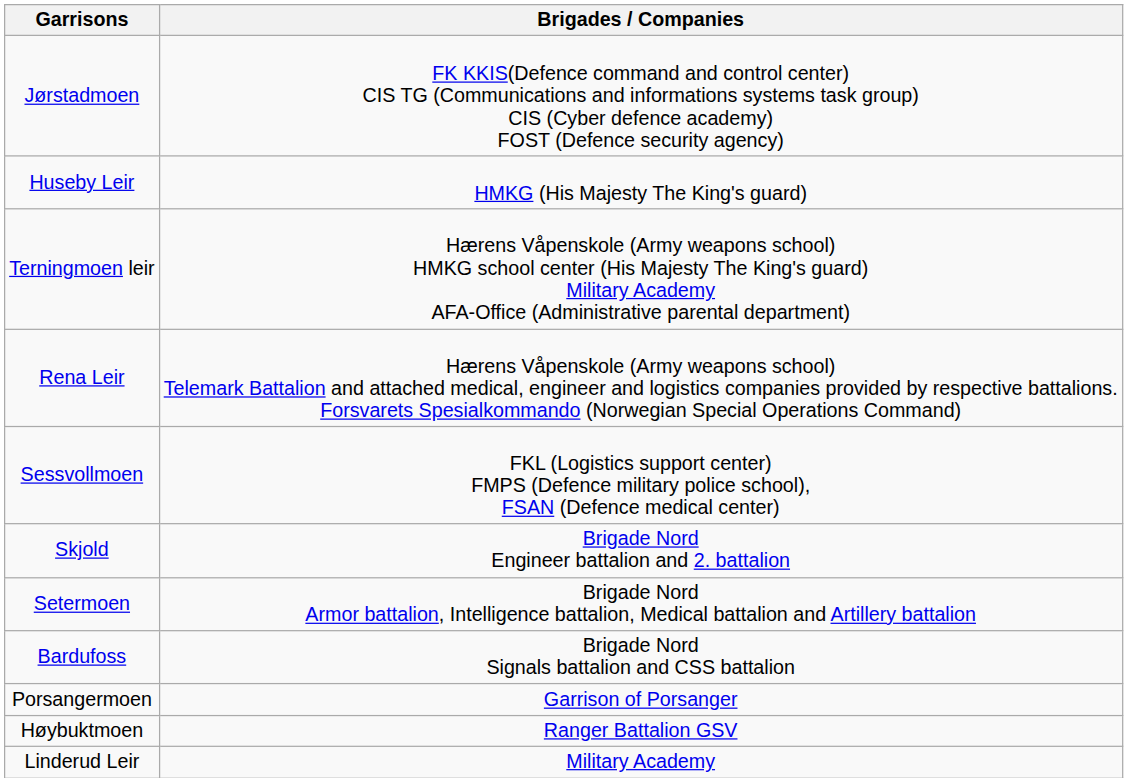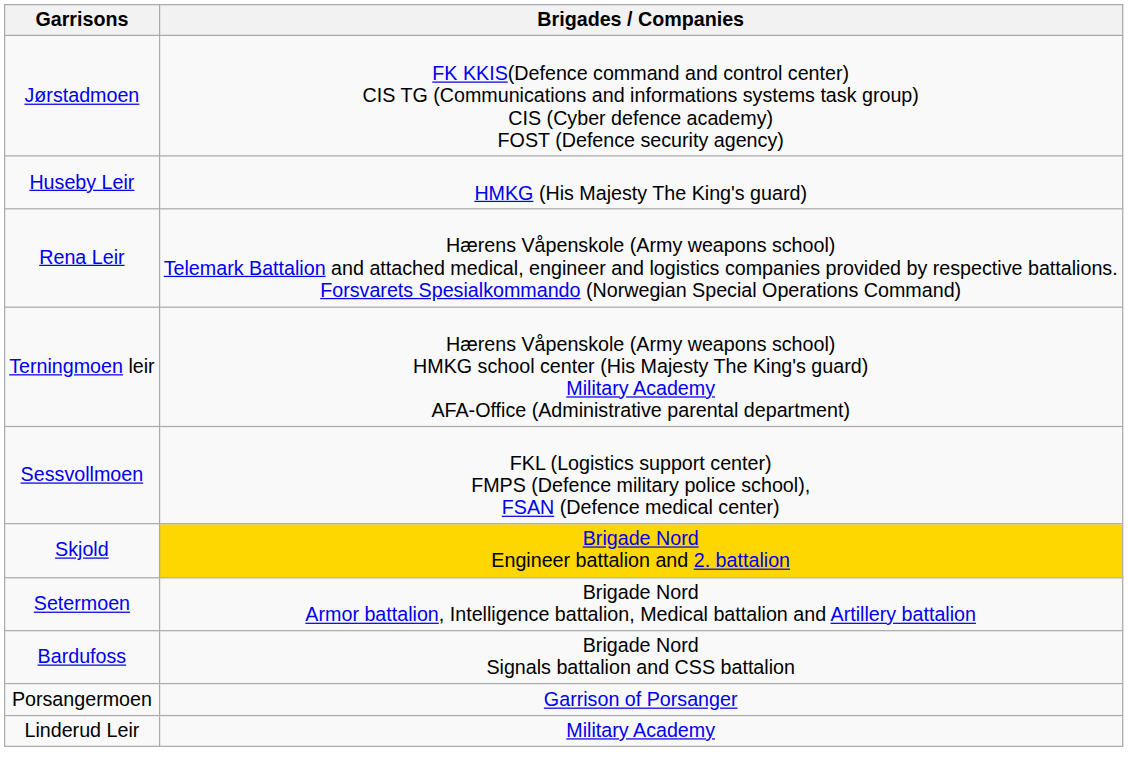rows swapped: (82, 377) <-> (82, 268)
(641, 550) no background -> (641, 550) gold background
- row: (82, 730)
